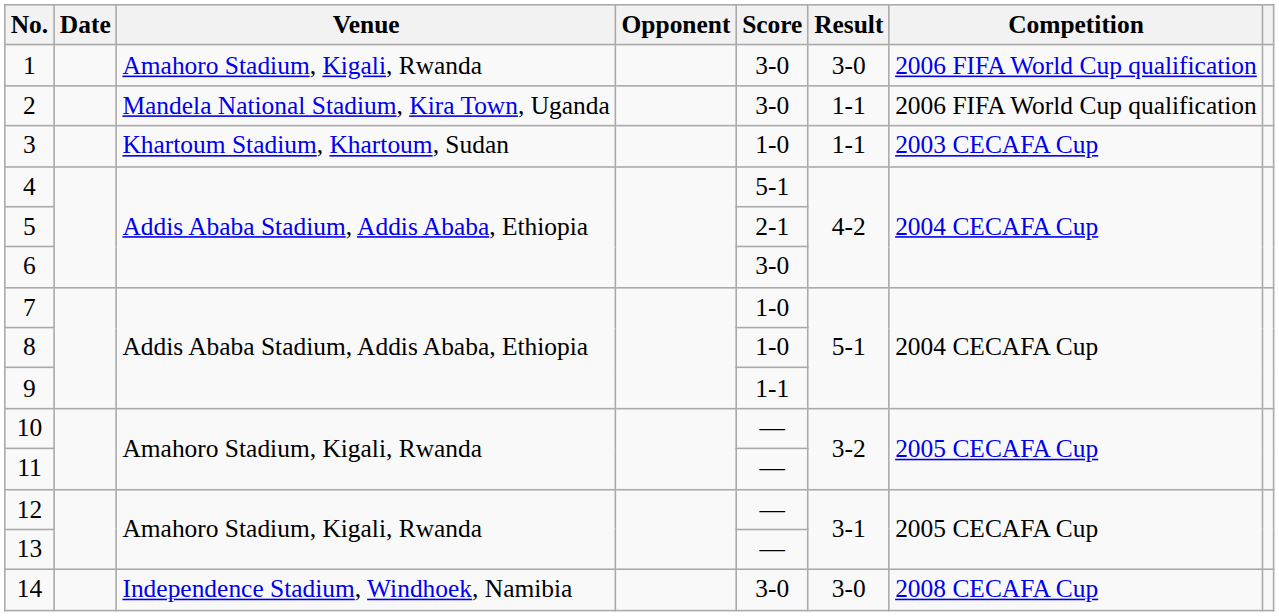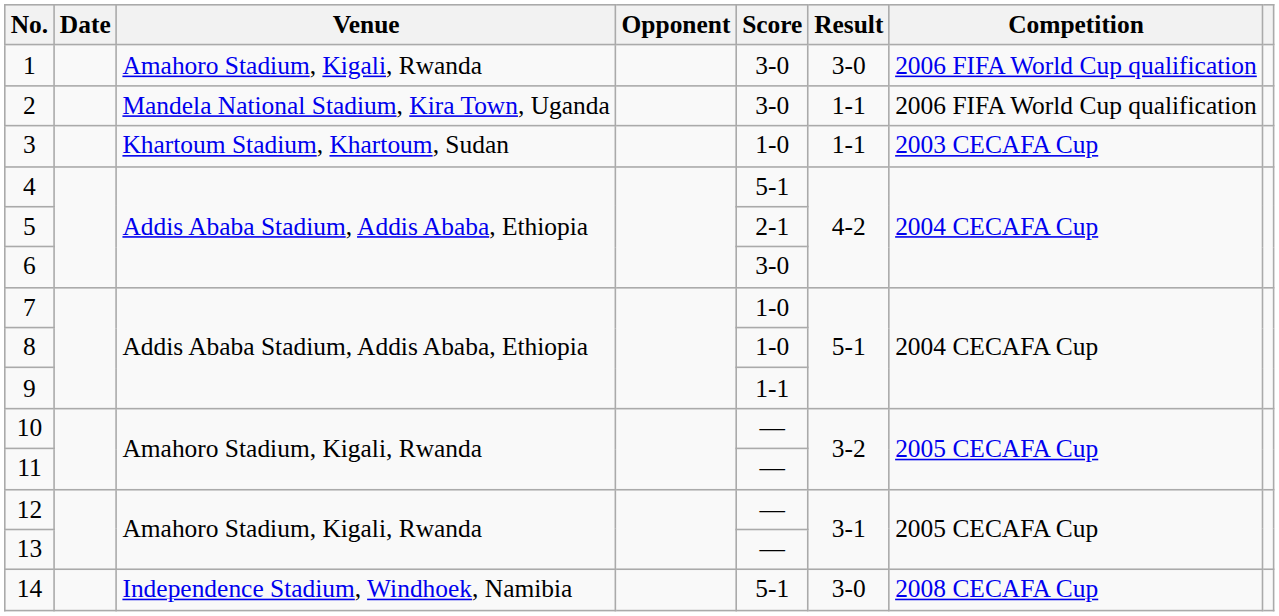(772, 589) 3-0 -> (772, 589) 5-1
